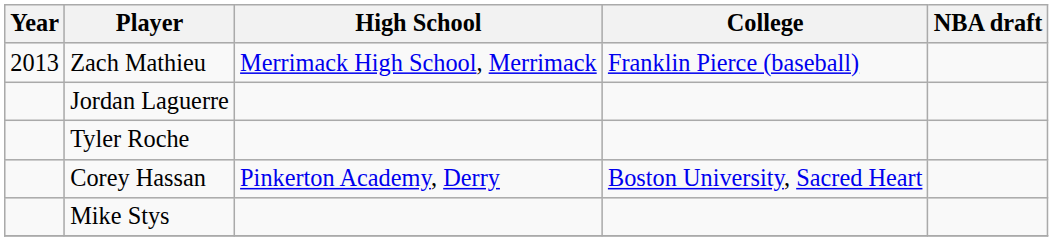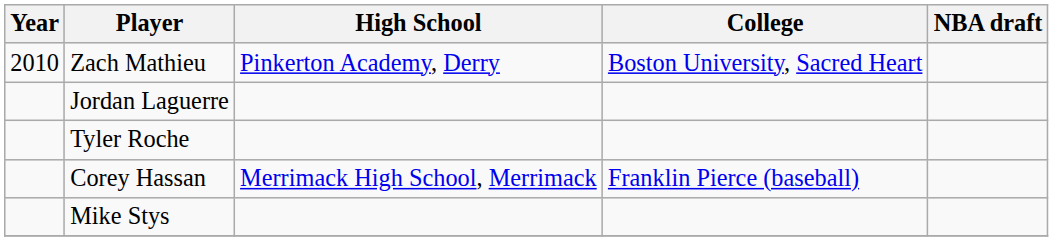(35, 62) 2013 -> (35, 62) 2010
(418, 62) Merrimack High School, Merrimack -> (370, 62) Pinkerton Academy, Derry
(734, 62) Franklin Pierce (baseball) -> (765, 62) Boston University, Sacred Heart
(370, 178) Pinkerton Academy, Derry -> (418, 178) Merrimack High School, Merrimack
(765, 178) Boston University, Sacred Heart -> (734, 178) Franklin Pierce (baseball)
